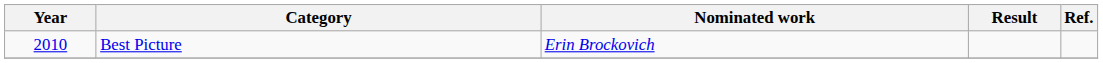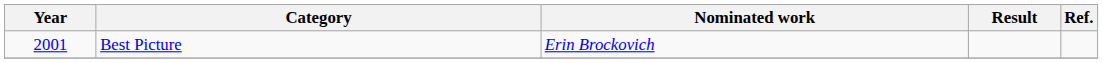(50, 44) 2010 -> (50, 44) 2001
